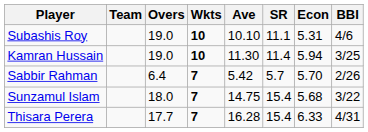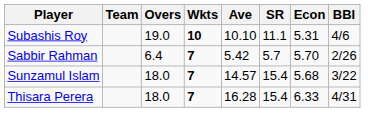- row: (55, 55)
(244, 96) 14.75 -> (240, 76) 14.57
(161, 117) 17.7 -> (157, 96) 18.0
